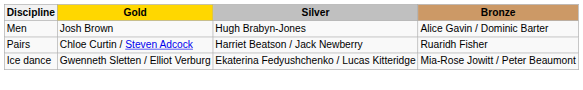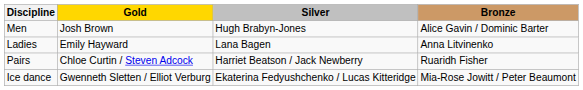+ row: (22, 45)
